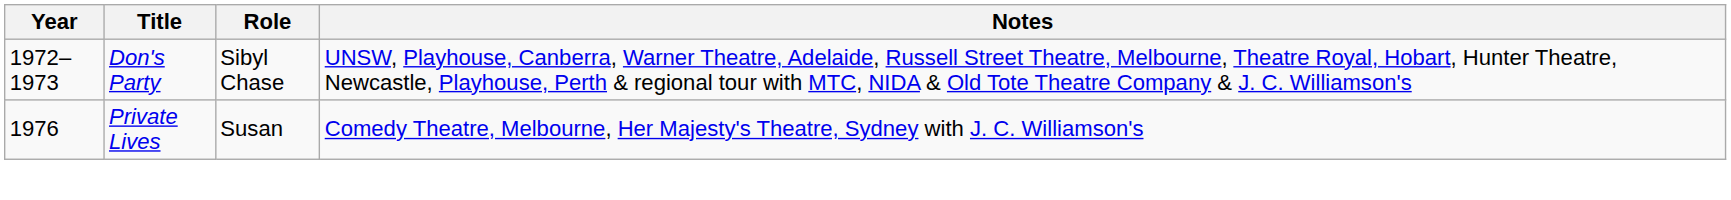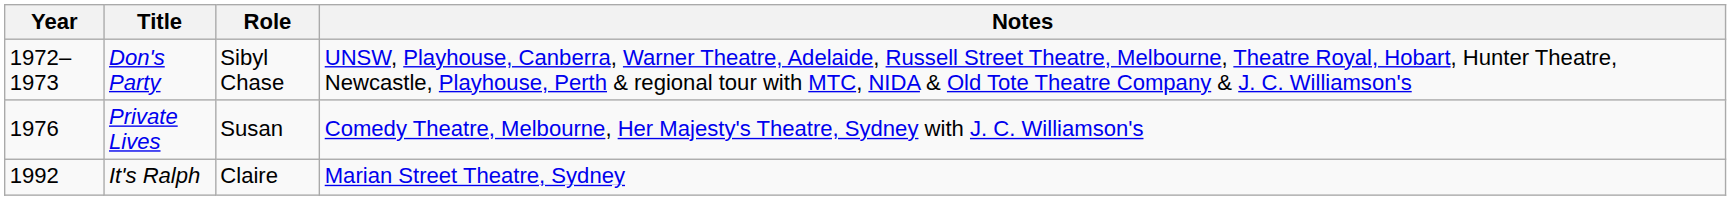+ row: (155, 176)
